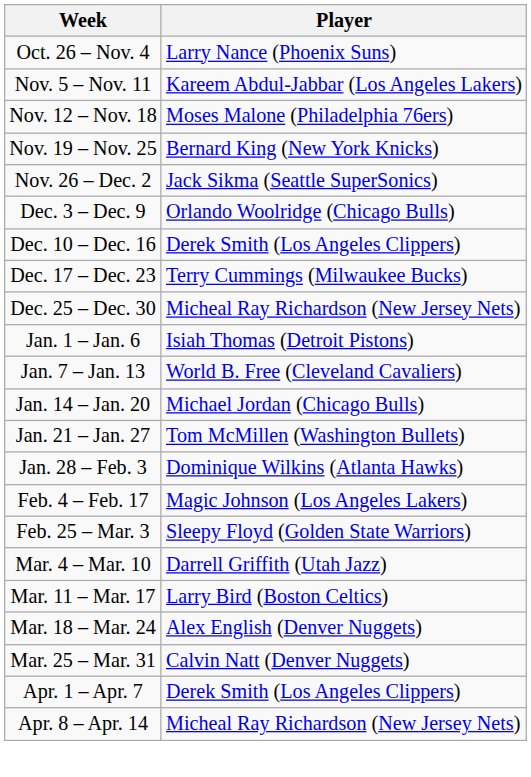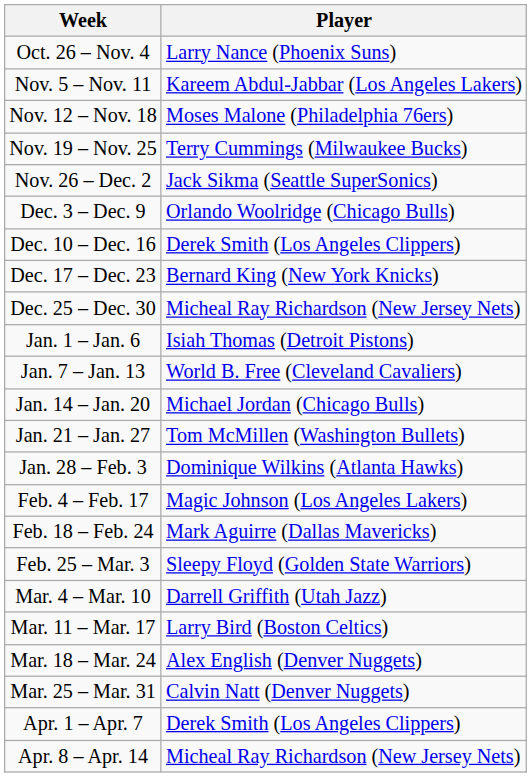(302, 148) Bernard King (New York Knicks) -> (317, 148) Terry Cummings (Milwaukee Bucks)
(317, 276) Terry Cummings (Milwaukee Bucks) -> (302, 276) Bernard King (New York Knicks)
+ row: (83, 532)
